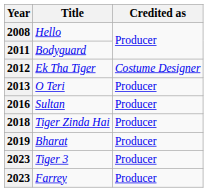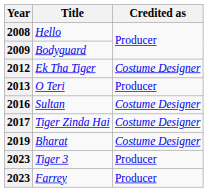(19, 50) 2011 -> (19, 50) 2009
(136, 104) Producer -> (158, 104) Costume Designer
(19, 123) 2018 -> (19, 123) 2017
(136, 123) Producer -> (158, 123) Costume Designer
(136, 141) Producer -> (158, 141) Costume Designer
